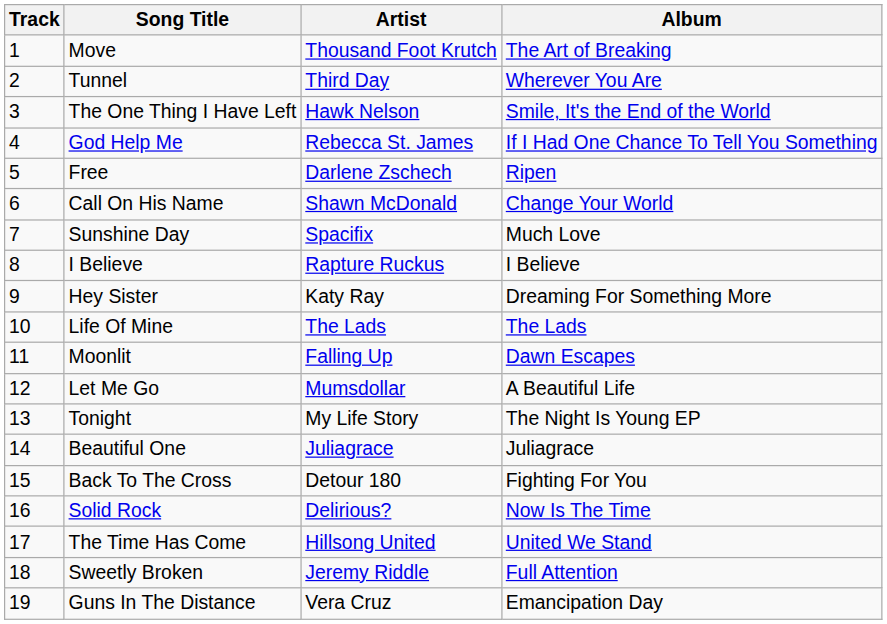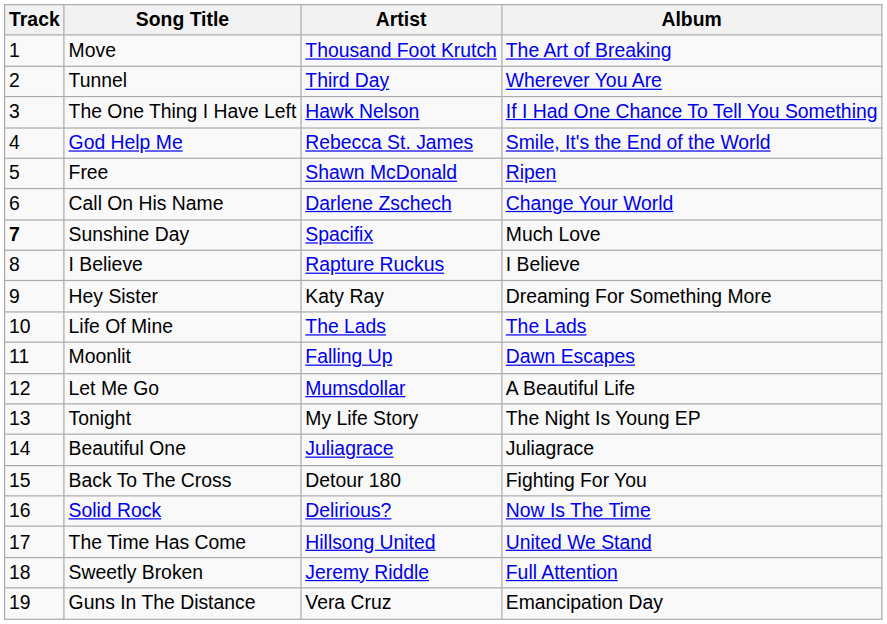(638, 111) Smile, It's the End of the World -> (692, 111) If I Had One Chance To Tell You Something
(692, 142) If I Had One Chance To Tell You Something -> (638, 142) Smile, It's the End of the World
(378, 173) Darlene Zschech -> (381, 173) Shawn McDonald
(381, 204) Shawn McDonald -> (378, 204) Darlene Zschech
(14, 234) normal -> (14, 234) bold
